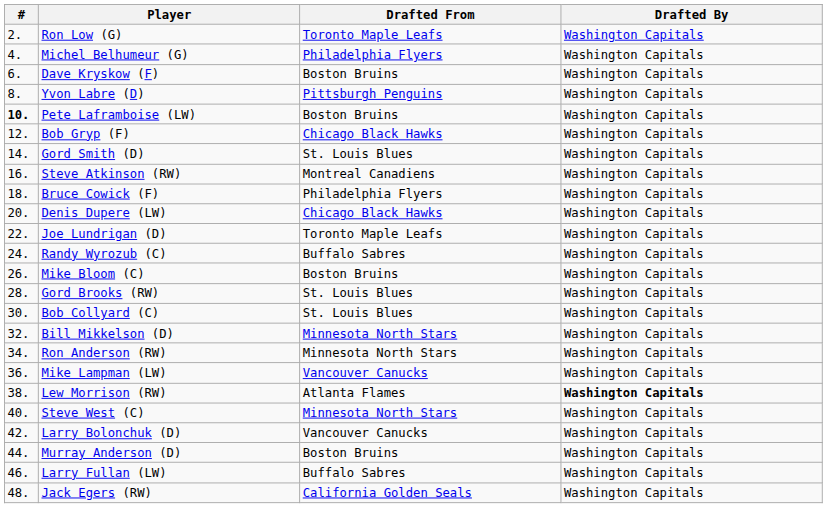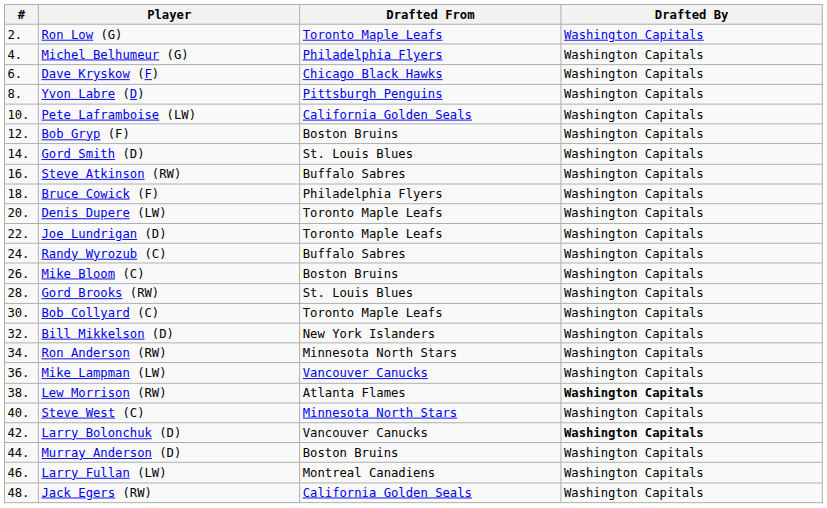(351, 74) Boston Bruins -> (373, 74) Chicago Black Hawks
(18, 114) bold -> (18, 114) normal
(351, 114) Boston Bruins -> (387, 114) California Golden Seals
(373, 134) Chicago Black Hawks -> (351, 134) Boston Bruins
(369, 174) Montreal Canadiens -> (354, 174) Buffalo Sabres
(373, 214) Chicago Black Hawks -> (373, 214) Toronto Maple Leafs
(358, 313) St. Louis Blues -> (373, 313) Toronto Maple Leafs
(380, 333) Minnesota North Stars -> (369, 333) New York Islanders
(634, 433) normal -> (634, 433) bold
(354, 473) Buffalo Sabres -> (369, 473) Montreal Canadiens
